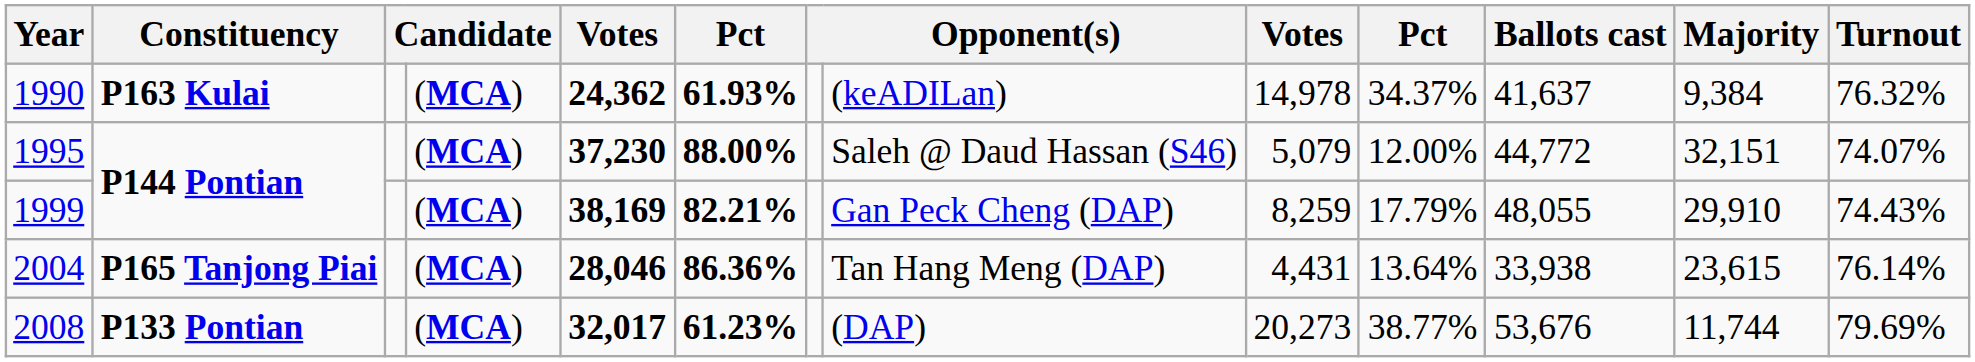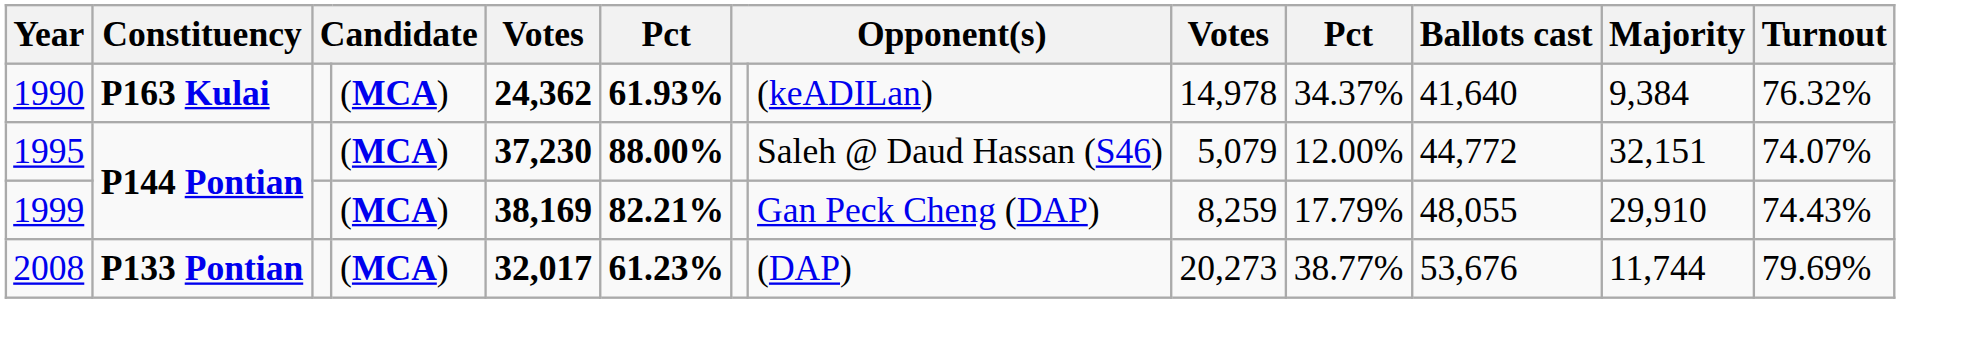(1543, 92) 41,637 -> (1469, 92) 41,640
- row: (49, 268)
